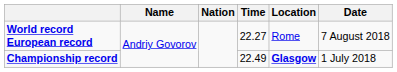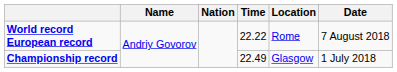(253, 36) 22.27 -> (253, 36) 22.22
(294, 59) bold -> (292, 59) normal
